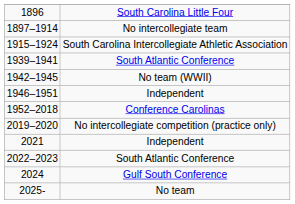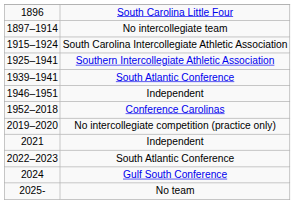+ row: (32, 61)
- row: (32, 77)
